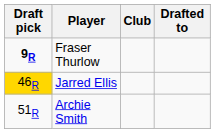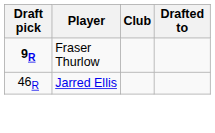(28, 83) gold background -> (28, 83) no background
- row: (73, 111)
